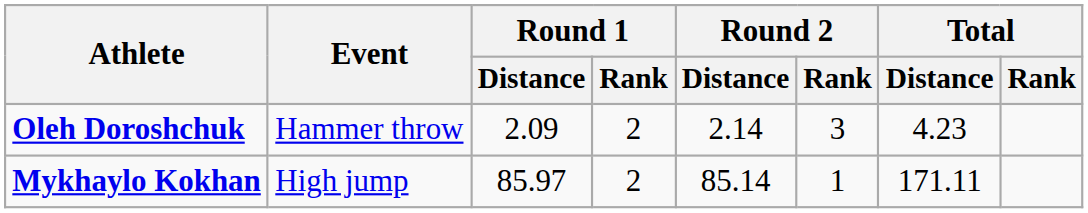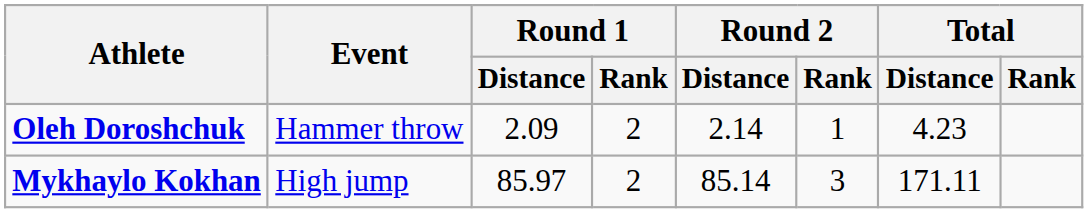(838, 129) 3 -> (838, 129) 1
(838, 180) 1 -> (838, 180) 3
